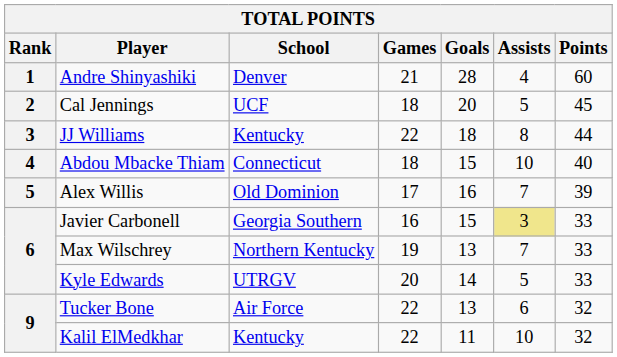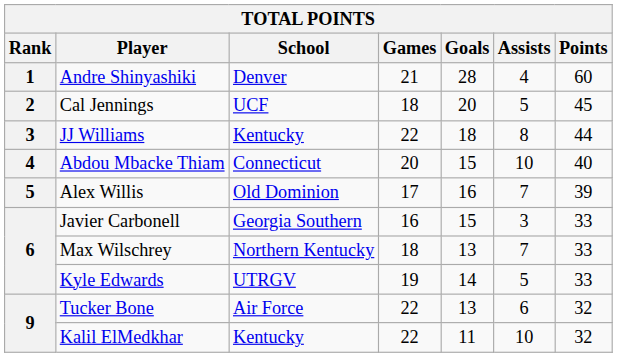(410, 163) 18 -> (410, 163) 20
(524, 221) khaki background -> (524, 221) no background
(410, 250) 19 -> (410, 250) 18
(410, 279) 20 -> (410, 279) 19
